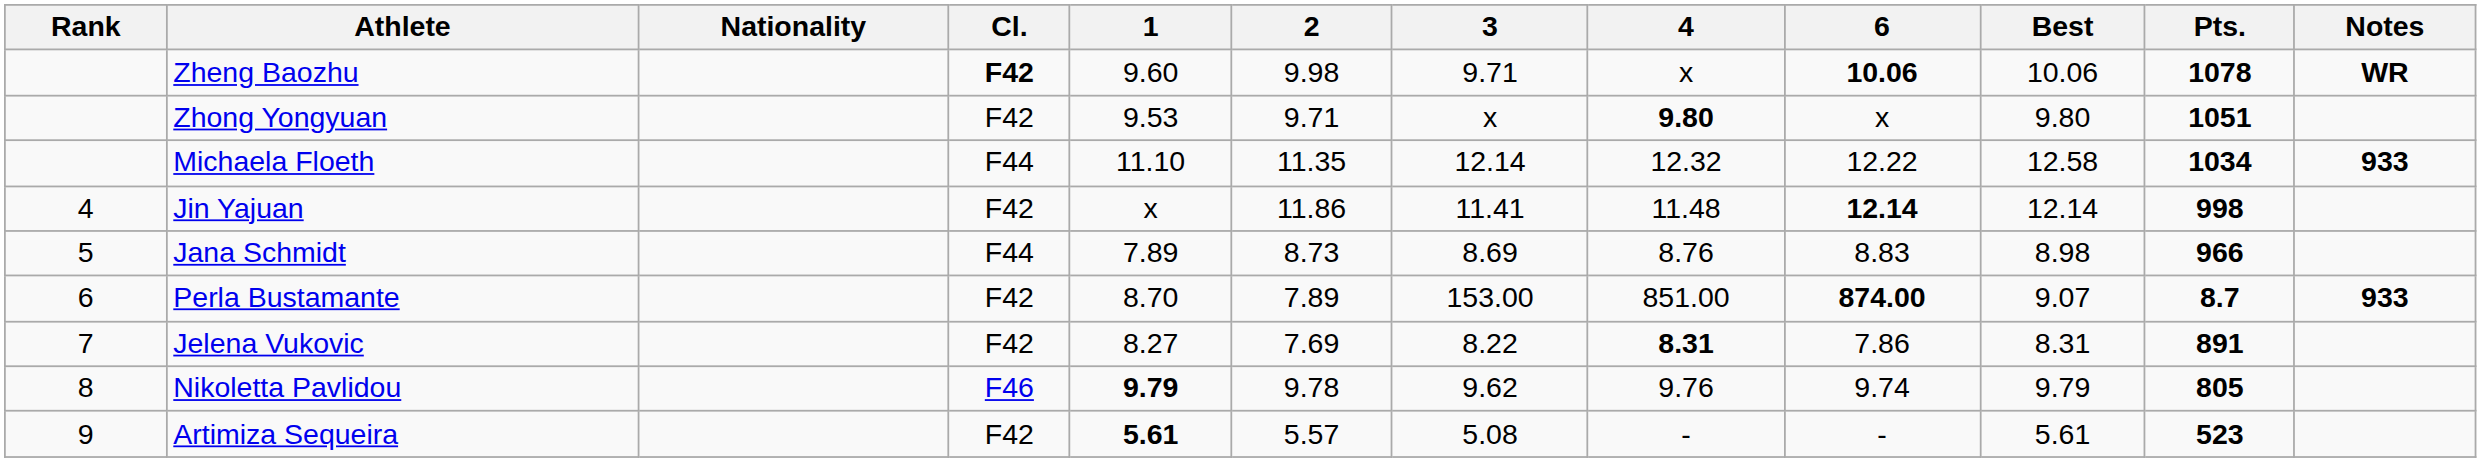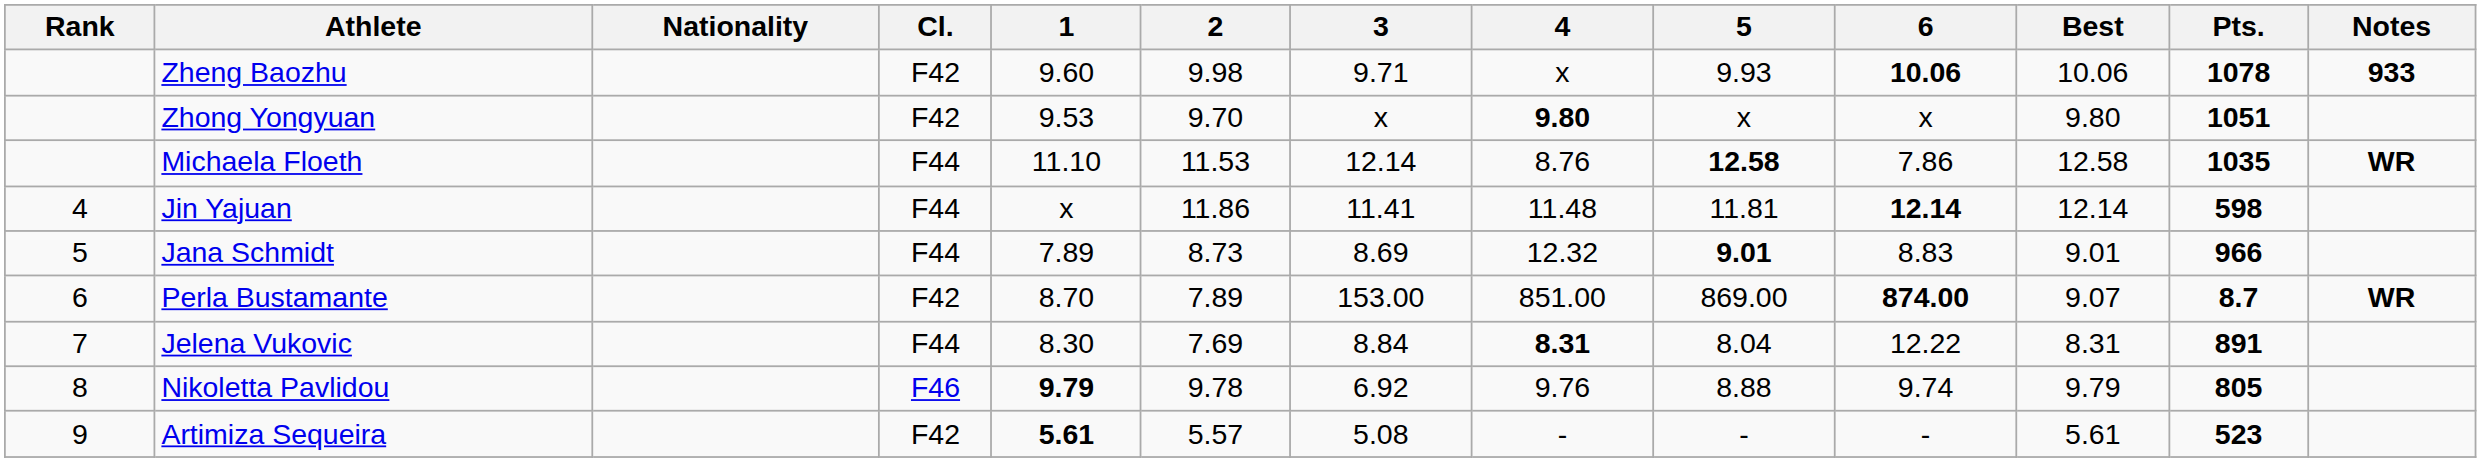+ column: (1744, 27)
(1009, 72) bold -> (936, 72) normal
(2385, 72) WR -> (2391, 72) 933
(1312, 117) 9.71 -> (1215, 117) 9.70
(1312, 162) 11.35 -> (1215, 162) 11.53
(1686, 162) 12.32 -> (1562, 162) 8.76
(1882, 162) 12.22 -> (1926, 162) 7.86
(2220, 162) 1034 -> (2239, 162) 1035
(2385, 162) 933 -> (2392, 162) WR
(1009, 207) F42 -> (936, 207) F44
(2220, 207) 998 -> (2239, 207) 598
(1686, 252) 8.76 -> (1562, 252) 12.32
(2063, 252) 8.98 -> (2093, 252) 9.01
(2385, 298) 933 -> (2392, 298) WR
(1009, 343) F42 -> (936, 343) F44
(1151, 343) 8.27 -> (1066, 343) 8.30
(1490, 343) 8.22 -> (1381, 343) 8.84
(1882, 343) 7.86 -> (1926, 343) 12.22
(1490, 388) 9.62 -> (1381, 388) 6.92
